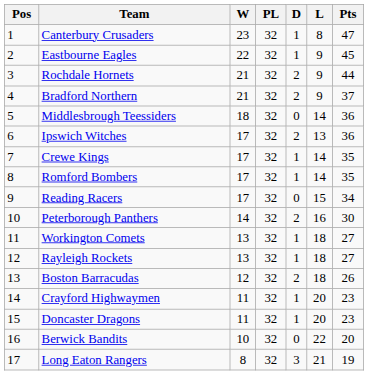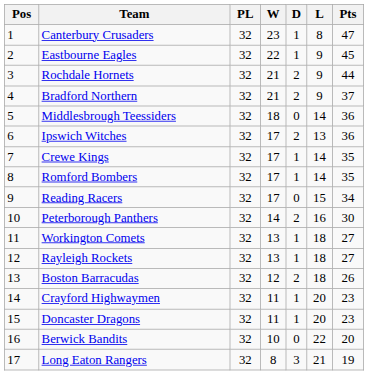columns swapped: (271, 14) <-> (243, 14)
